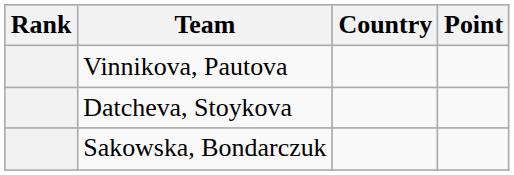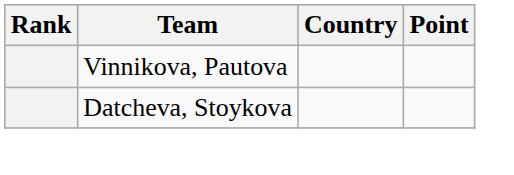- row: (205, 148)
